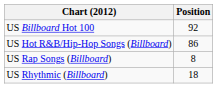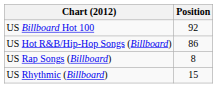(193, 75) 18 -> (193, 75) 15
